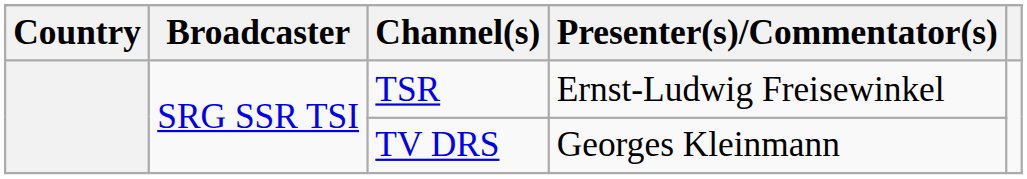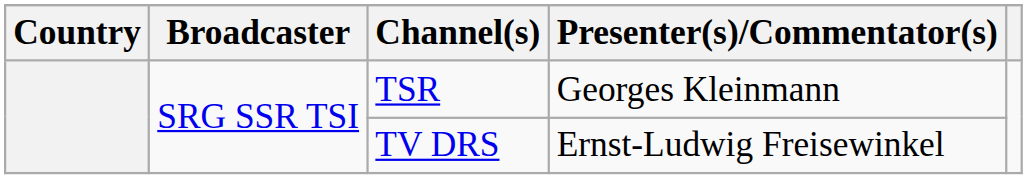(751, 88) Ernst-Ludwig Freisewinkel -> (698, 88) Georges Kleinmann
(698, 144) Georges Kleinmann -> (751, 144) Ernst-Ludwig Freisewinkel
